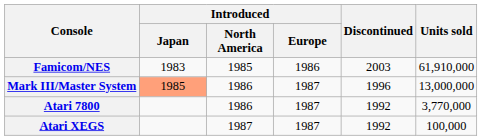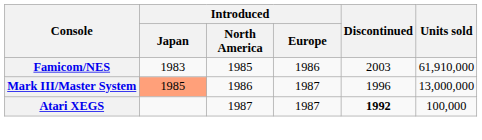- row: (72, 106)
(378, 125) normal -> (378, 106) bold
